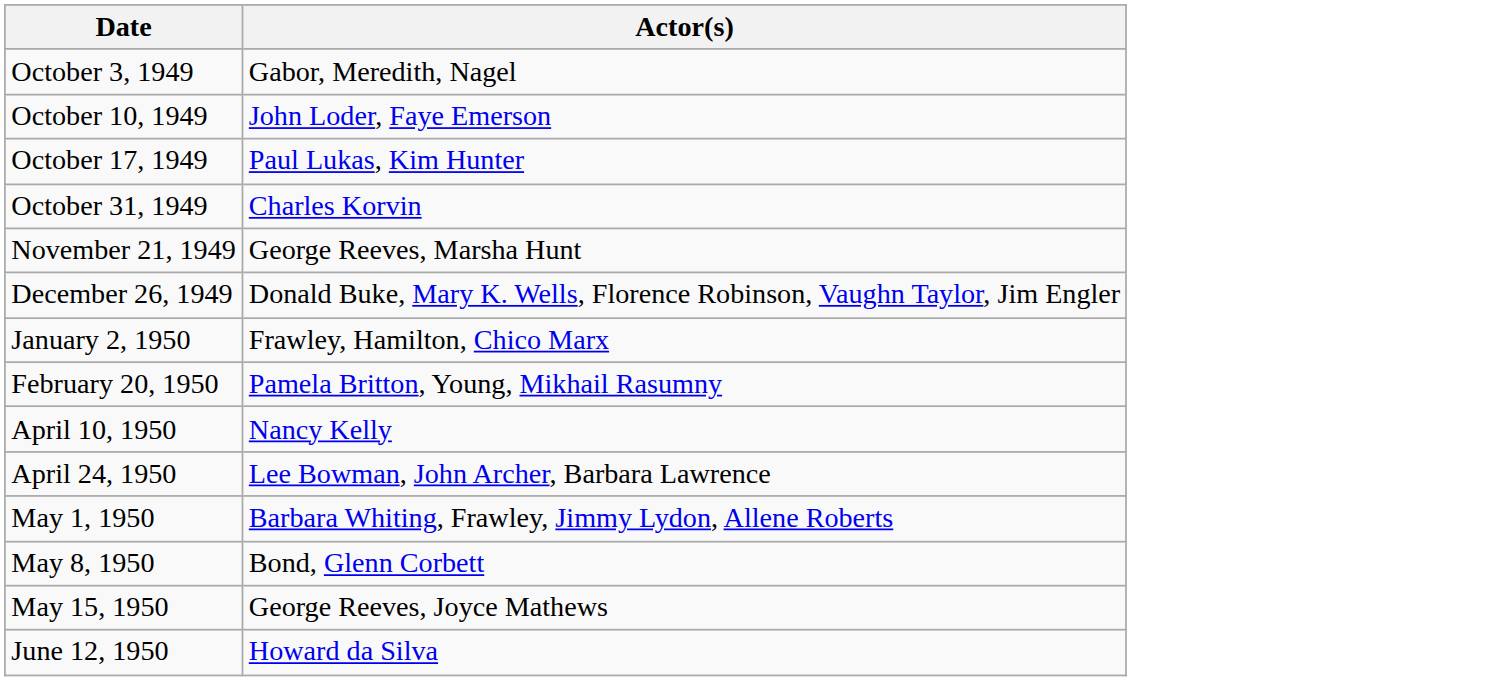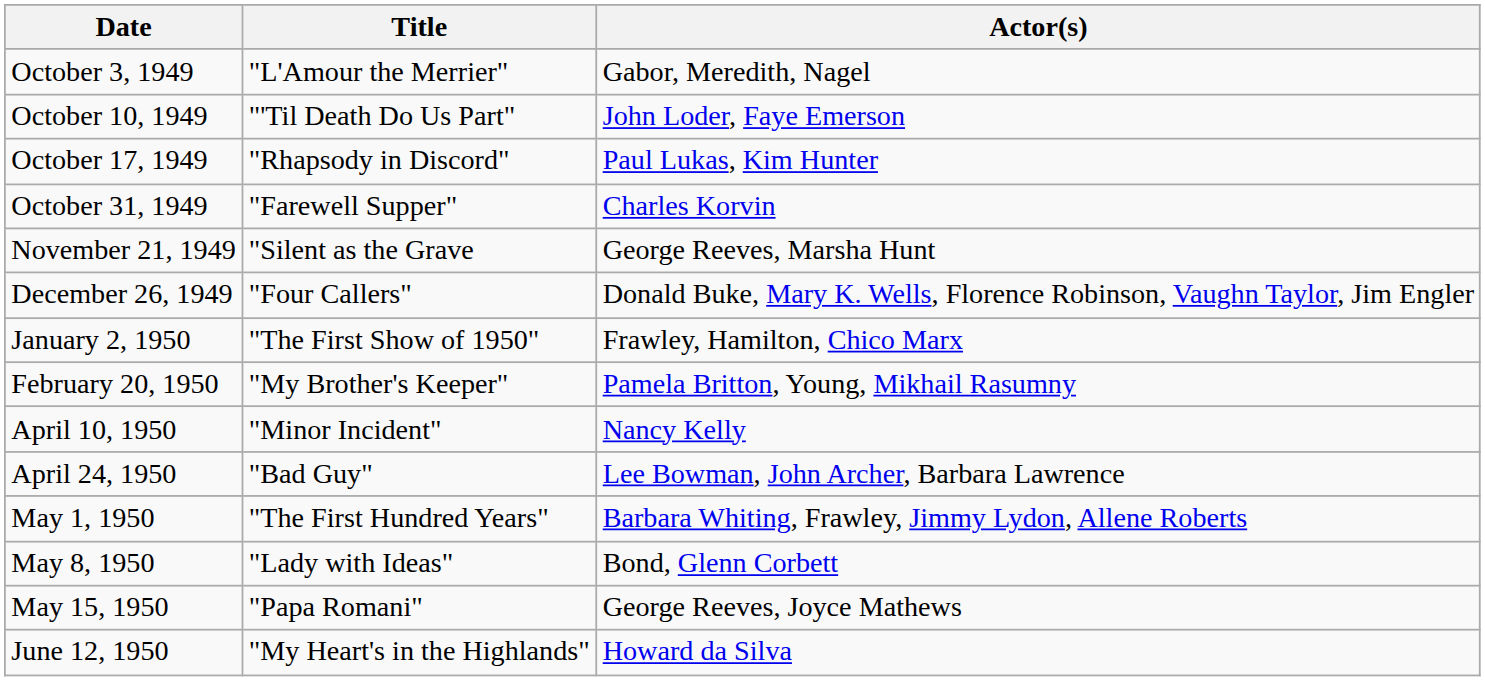+ column: (419, 26)
